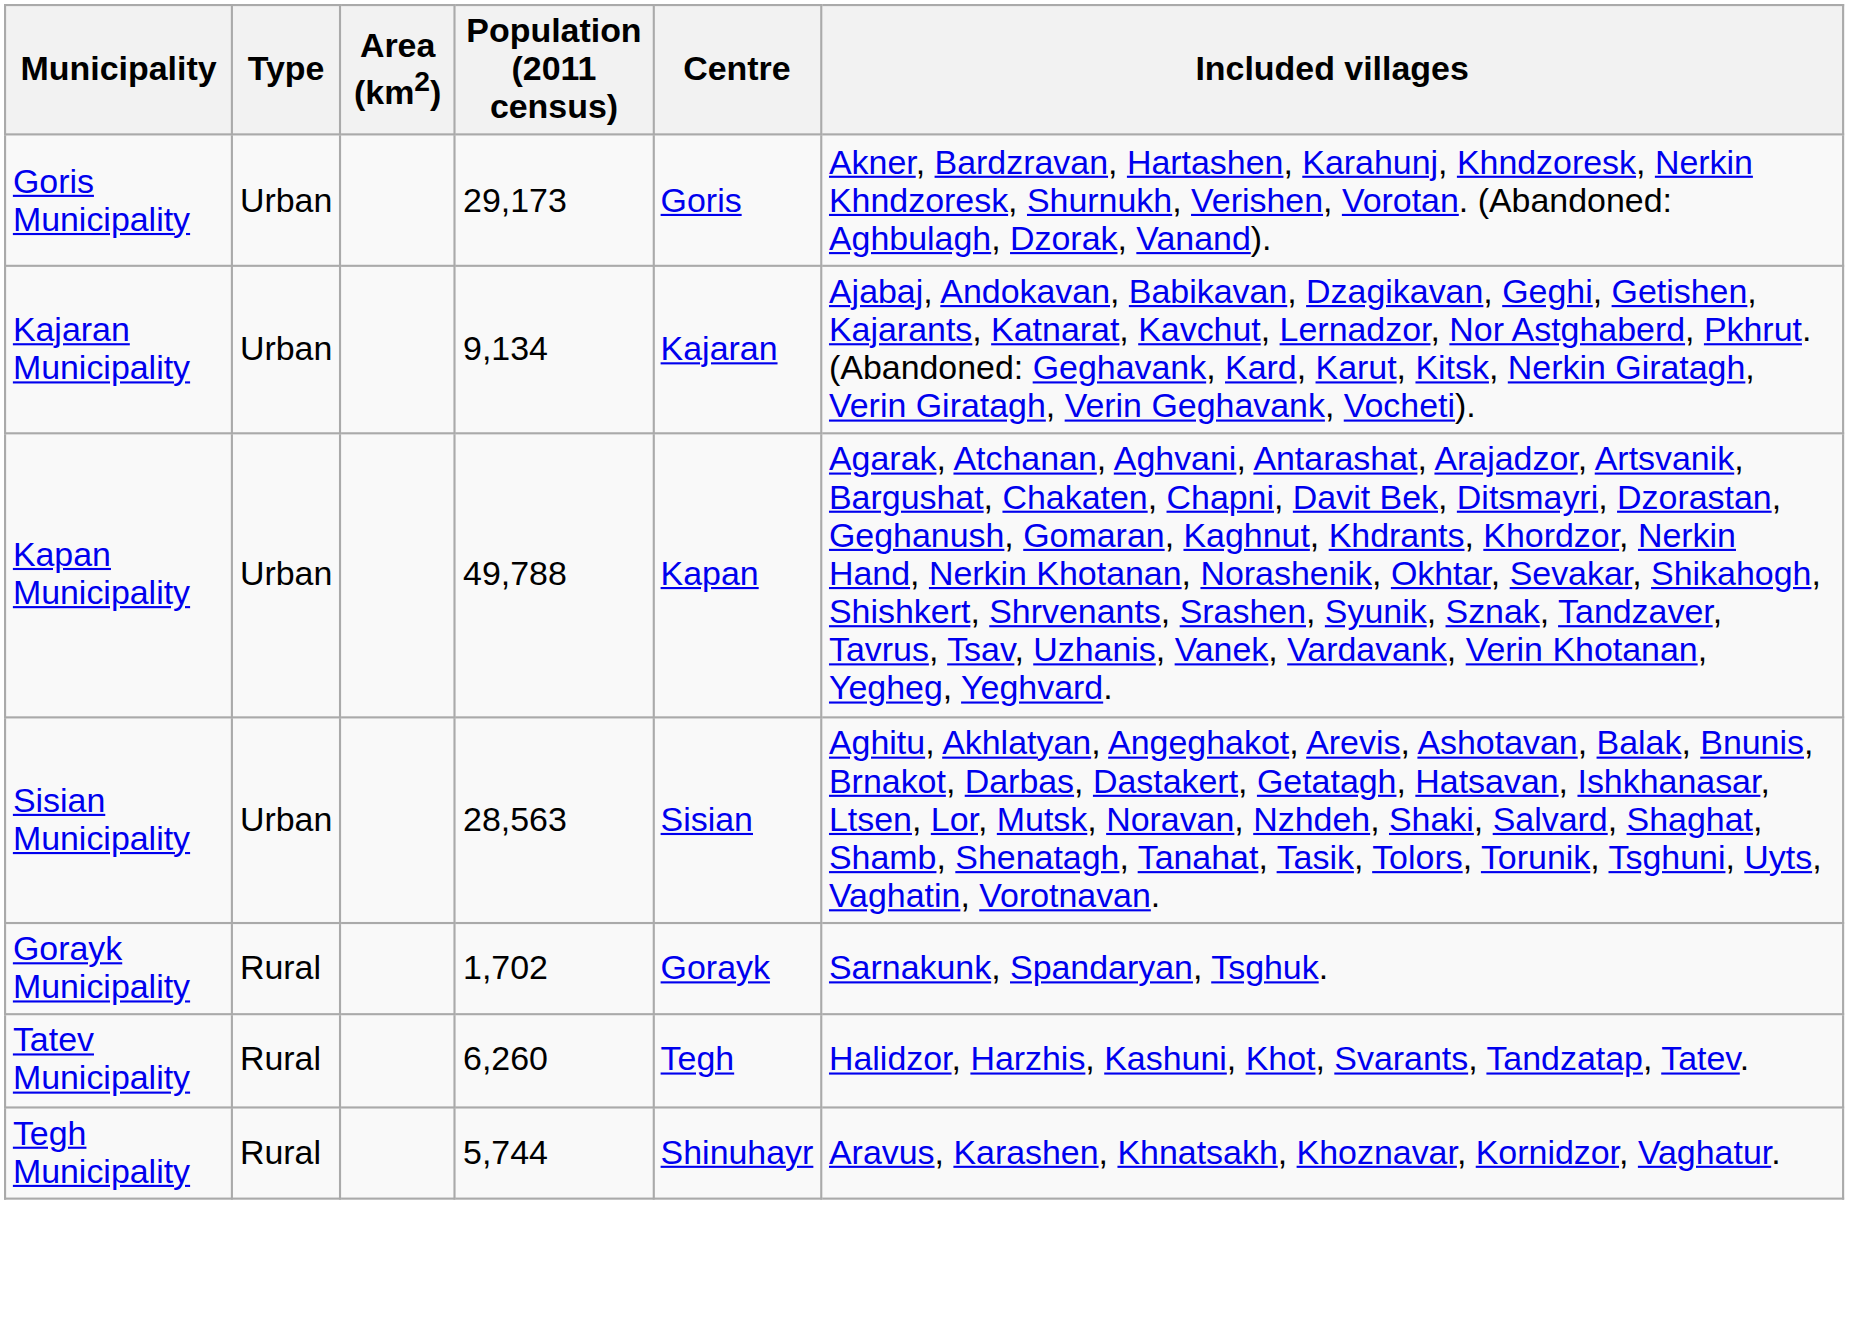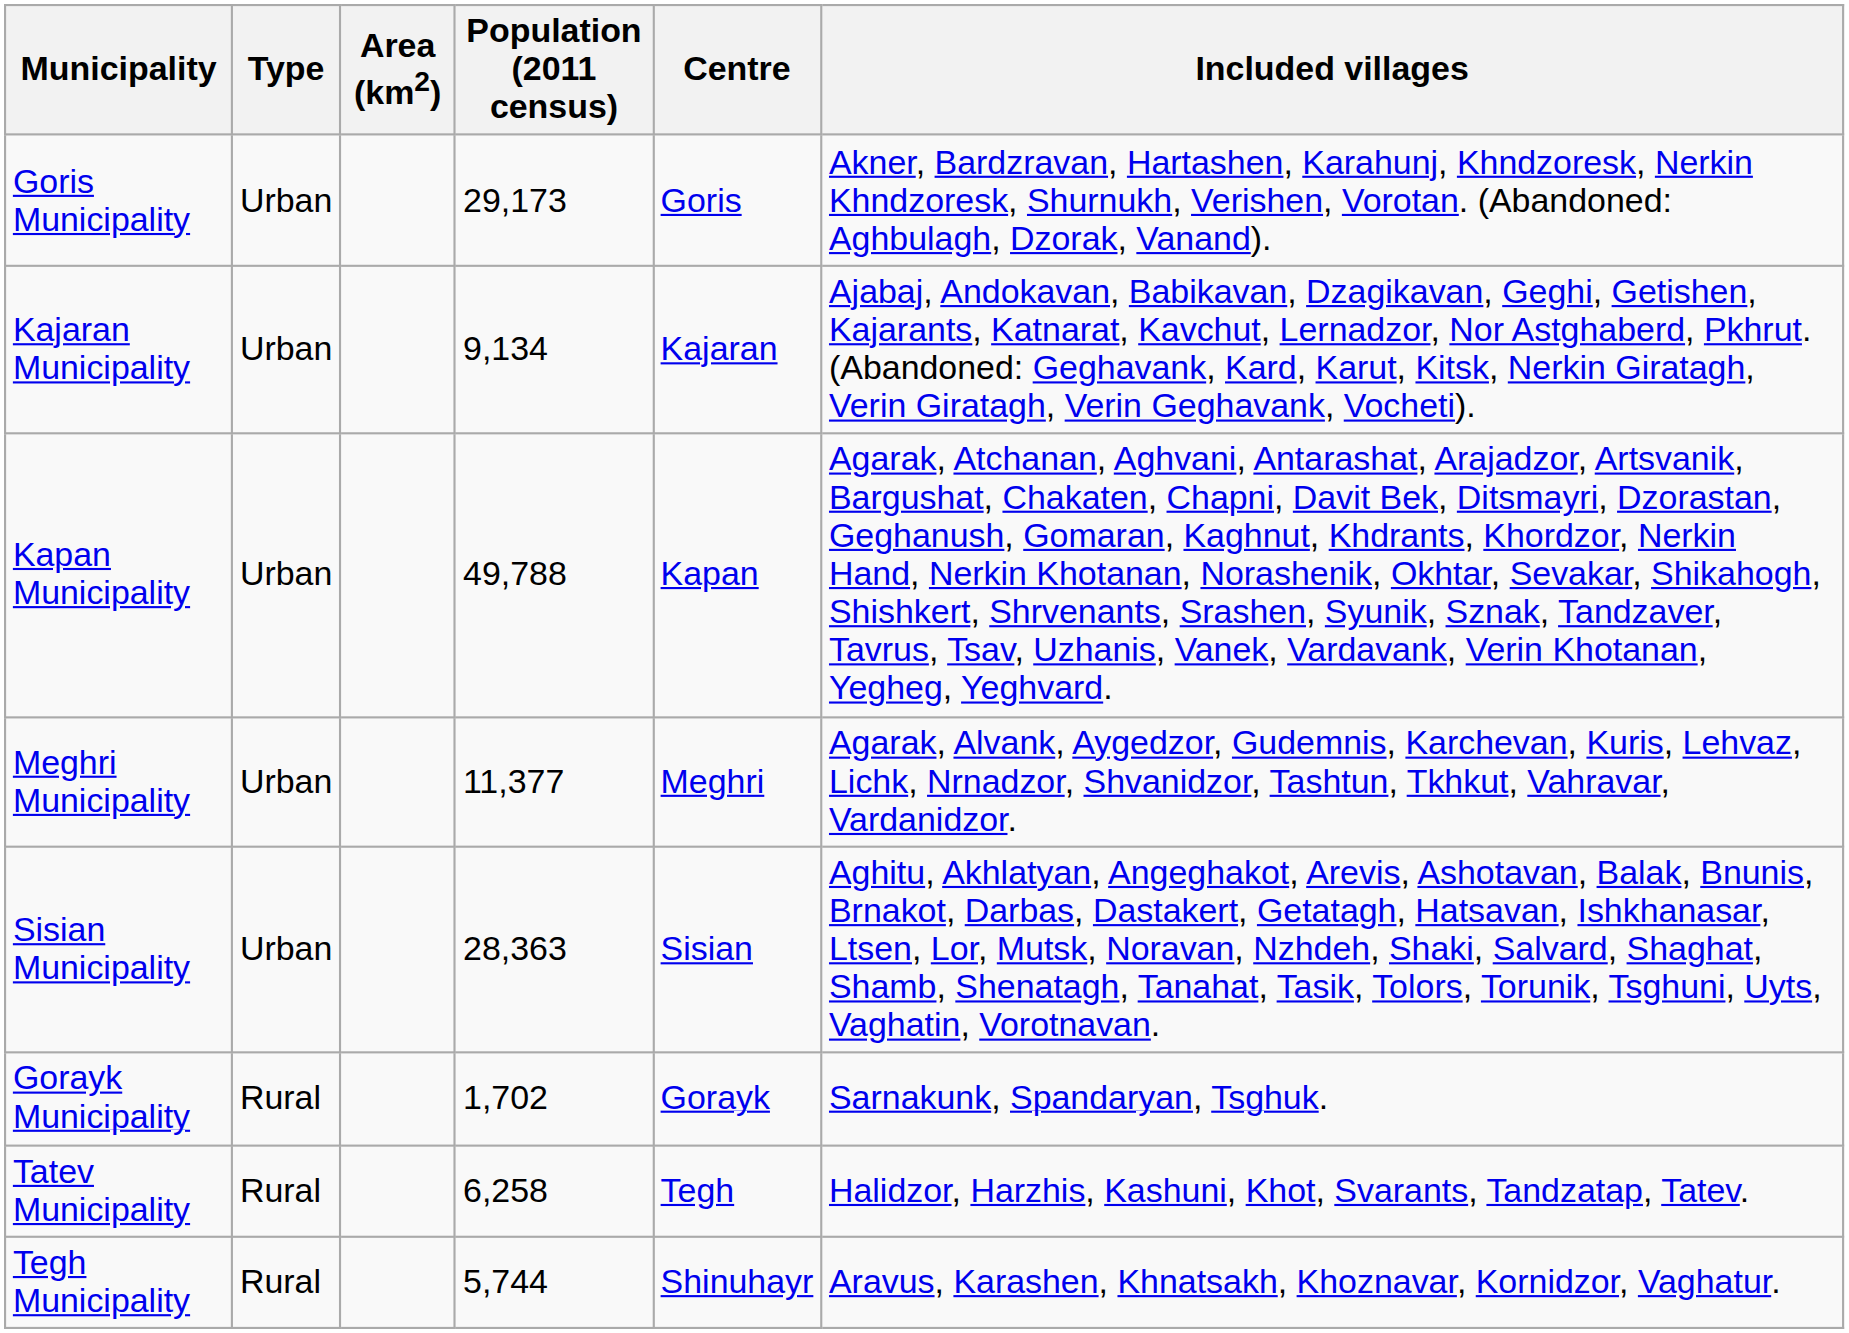+ row: (101, 780)
(515, 818) 28,563 -> (515, 949) 28,363
(505, 1060) 6,260 -> (505, 1190) 6,258
